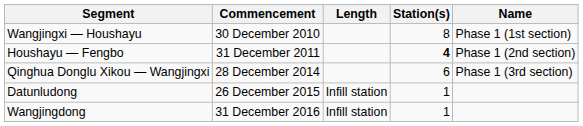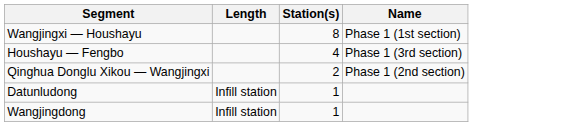- column: (268, 14)
(446, 53) bold -> (336, 53) normal
(515, 53) Phase 1 (2nd section) -> (404, 53) Phase 1 (3rd section)
(446, 72) 6 -> (336, 72) 2
(514, 72) Phase 1 (3rd section) -> (405, 72) Phase 1 (2nd section)
